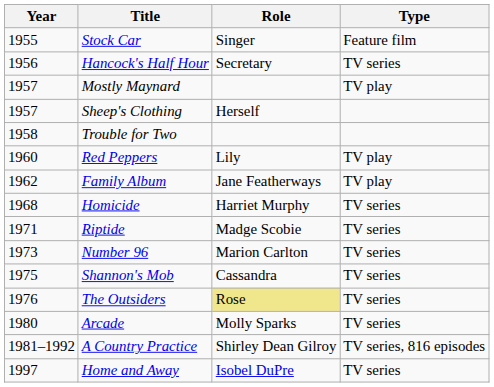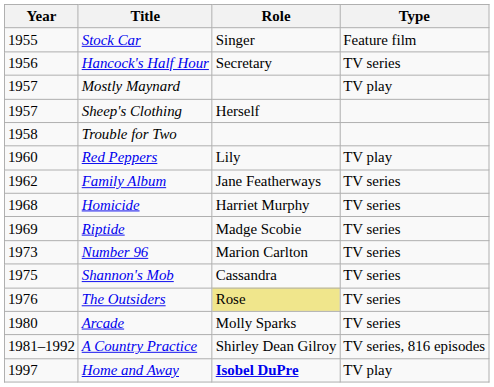(368, 181) TV play -> (372, 181) TV series
(23, 228) 1971 -> (23, 228) 1969
(255, 370) normal -> (257, 370) bold
(372, 370) TV series -> (368, 370) TV play
